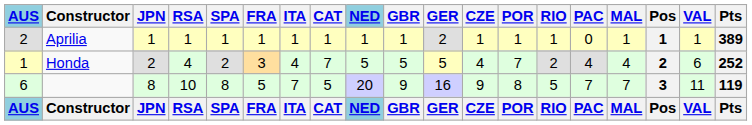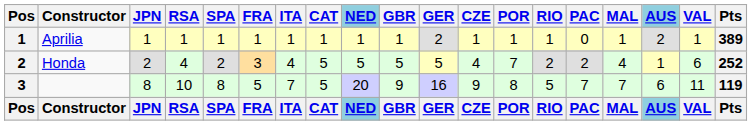columns swapped: (663, 16) <-> (24, 16)
(328, 62) 7 -> (324, 62) 5
(589, 62) 4 -> (585, 62) 2
